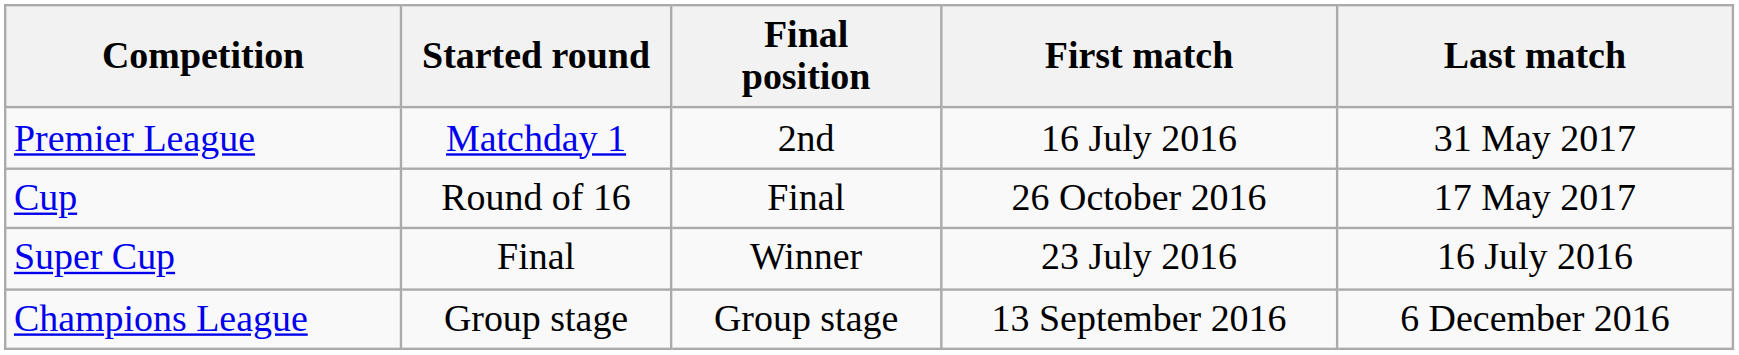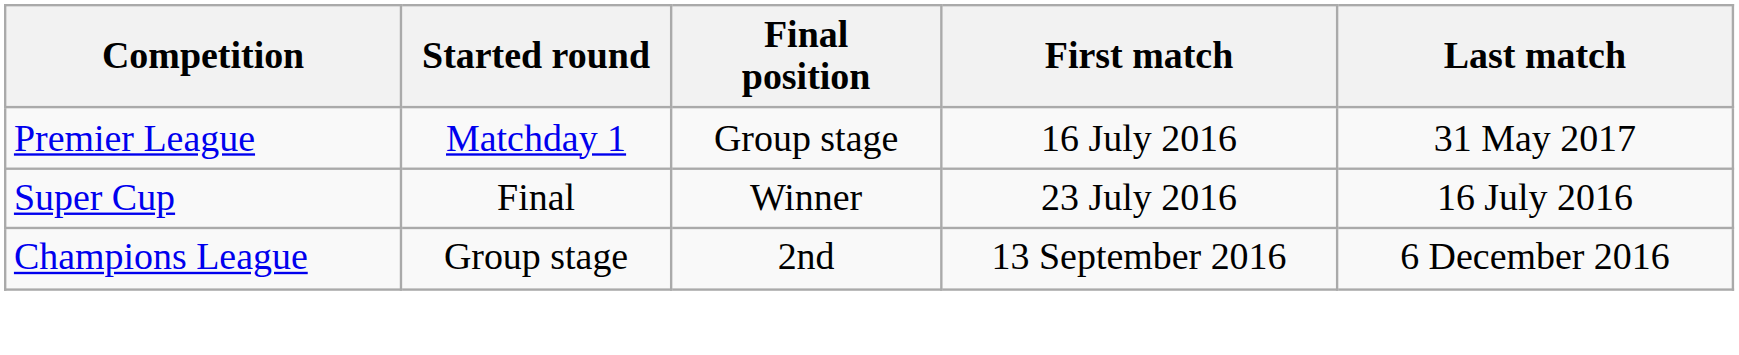(806, 137) 2nd -> (806, 137) Group stage
- row: (46, 197)
(806, 317) Group stage -> (806, 257) 2nd
